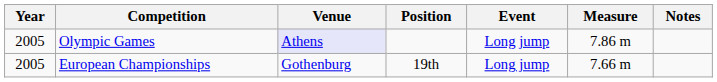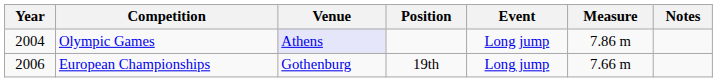(30, 41) 2005 -> (30, 41) 2004
(30, 65) 2005 -> (30, 65) 2006
